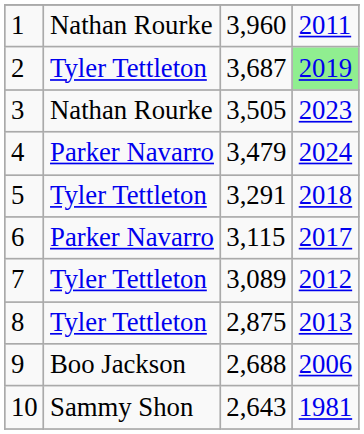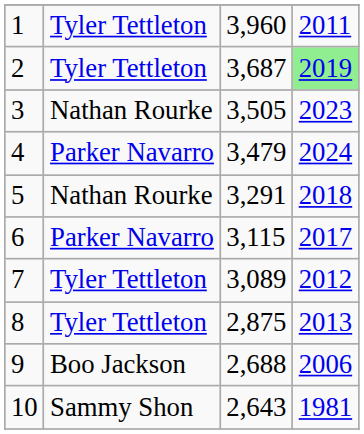(131, 25) Nathan Rourke -> (128, 25) Tyler Tettleton
(128, 195) Tyler Tettleton -> (131, 195) Nathan Rourke
